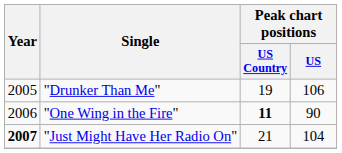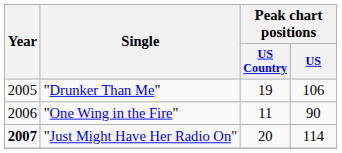(265, 113) bold -> (265, 113) normal
(265, 136) 21 -> (265, 136) 20
(313, 136) 104 -> (313, 136) 114
